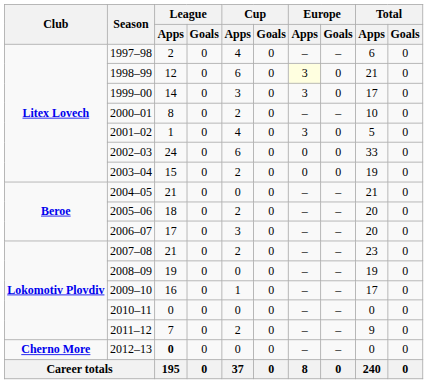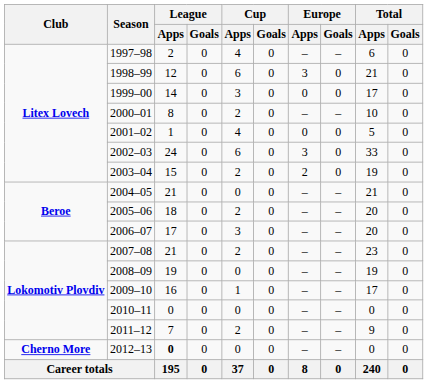(305, 73) lightyellow background -> (305, 73) no background
(305, 93) 3 -> (305, 93) 0
(305, 133) 3 -> (305, 133) 0
(305, 152) 0 -> (305, 152) 3
(305, 172) 0 -> (305, 172) 2
